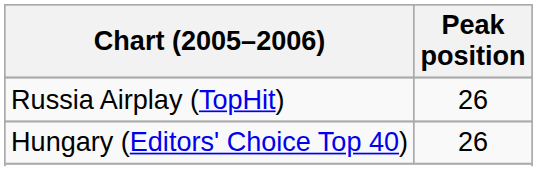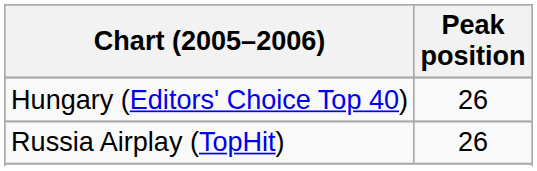rows swapped: (210, 142) <-> (148, 99)
